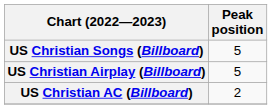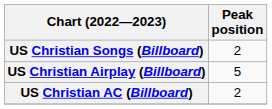(237, 51) 5 -> (237, 51) 2
